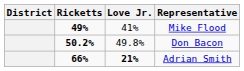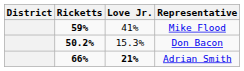(80, 28) 49% -> (80, 28) 59%
(130, 43) 49.8% -> (130, 43) 15.3%
